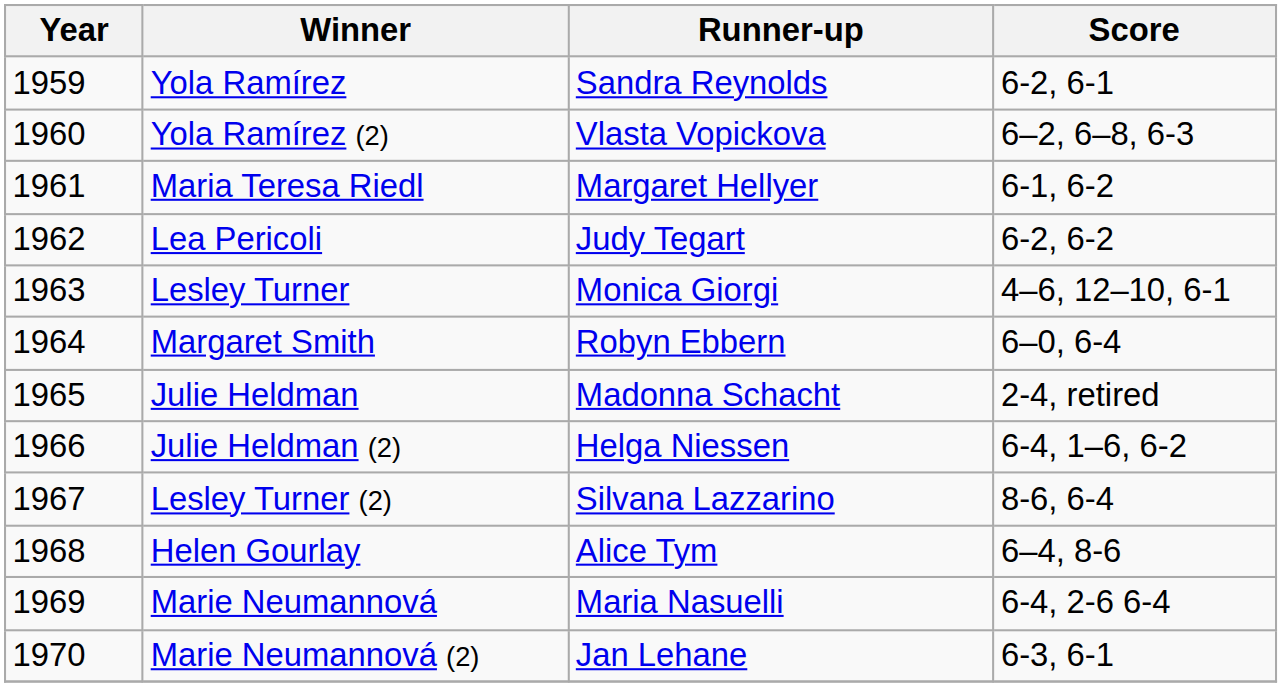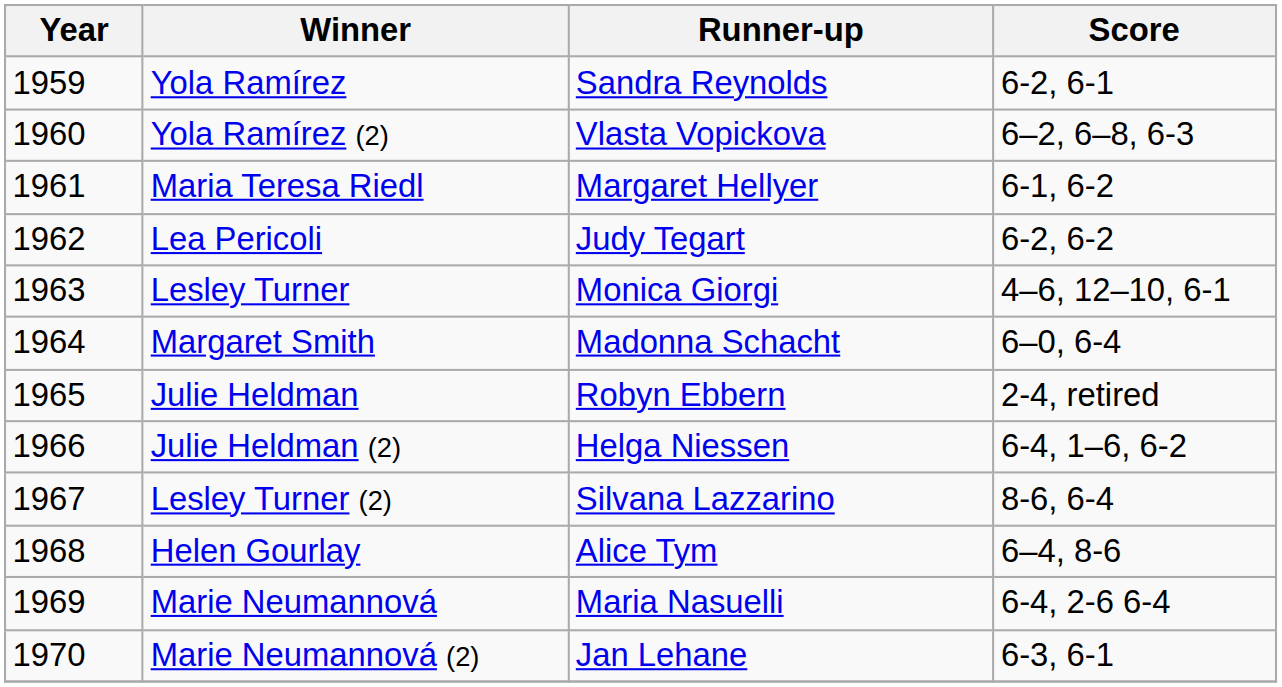(681, 342) Robyn Ebbern -> (708, 342) Madonna Schacht
(708, 394) Madonna Schacht -> (681, 394) Robyn Ebbern
